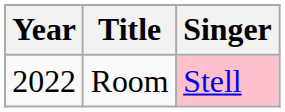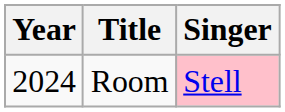(44, 80) 2022 -> (44, 80) 2024
